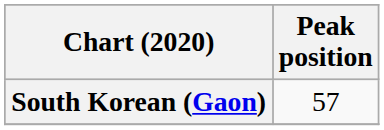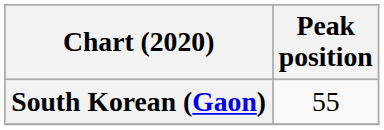(326, 101) 57 -> (326, 101) 55
